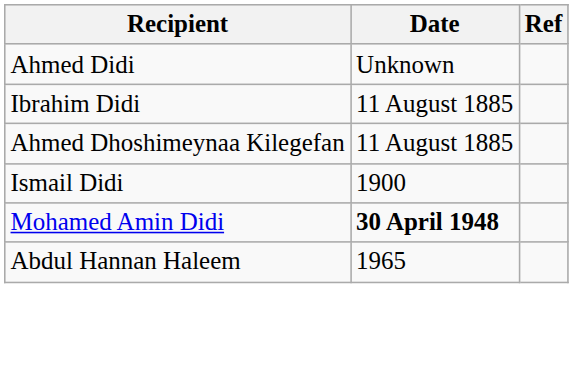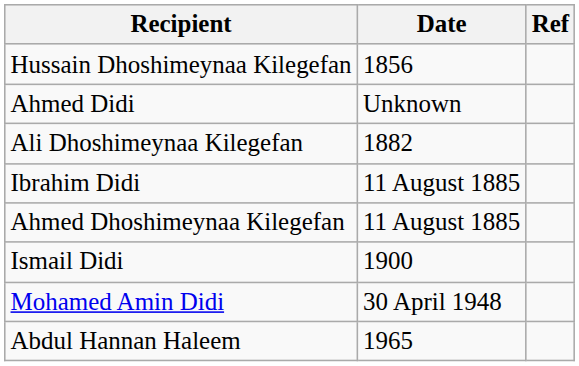+ row: (181, 63)
+ row: (157, 143)
(428, 222) bold -> (432, 301) normal
